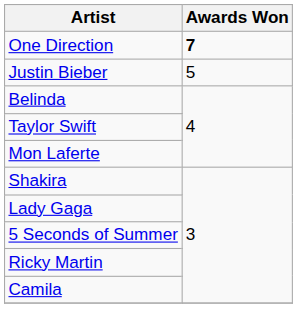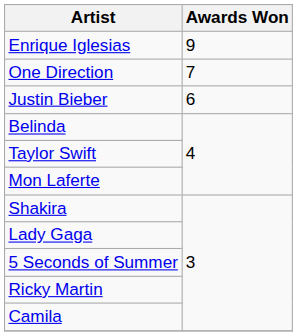+ row: (69, 45)
(191, 45) bold -> (191, 72) normal
(191, 72) 5 -> (191, 99) 6
